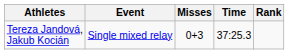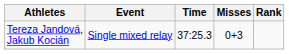columns swapped: (234, 13) <-> (194, 13)
